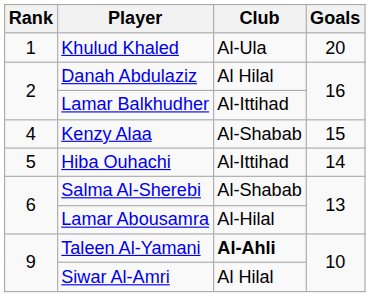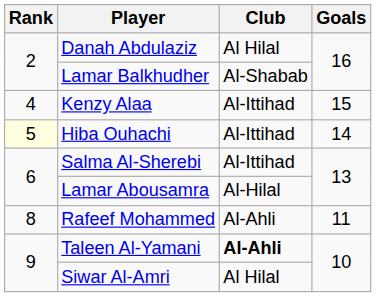- row: (120, 47)
(253, 104) Al-Ittihad -> (266, 76) Al-Shabab
(260, 133) Al-Shabab -> (259, 104) Al-Ittihad
(31, 162) no background -> (31, 133) lightyellow background
(260, 190) Al-Shabab -> (259, 162) Al-Ittihad
+ row: (138, 219)
